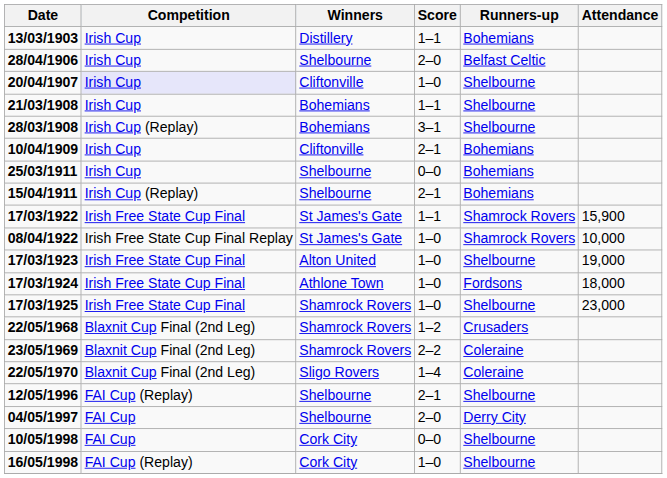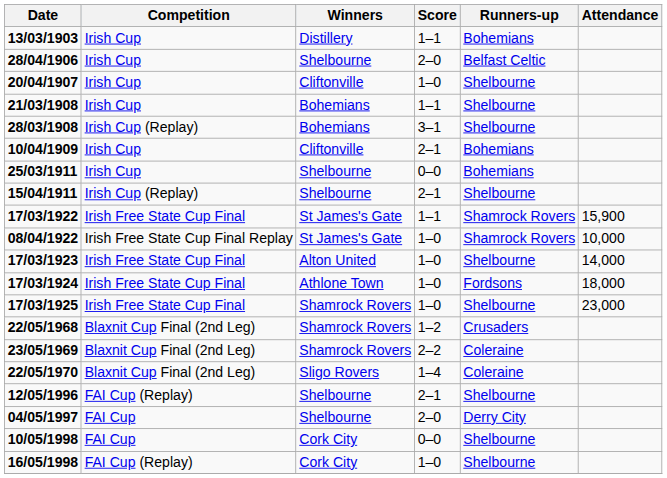(113, 82) lavender background -> (113, 82) no background
(499, 194) Bohemians -> (499, 194) Shelbourne
(603, 261) 19,000 -> (603, 261) 14,000
